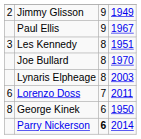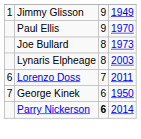(10, 12) 2 -> (10, 12) 1
(122, 28) 1967 -> (122, 28) 1970
- row: (47, 45)
(122, 61) 1970 -> (122, 45) 1973
(10, 110) 8 -> (10, 93) 7
